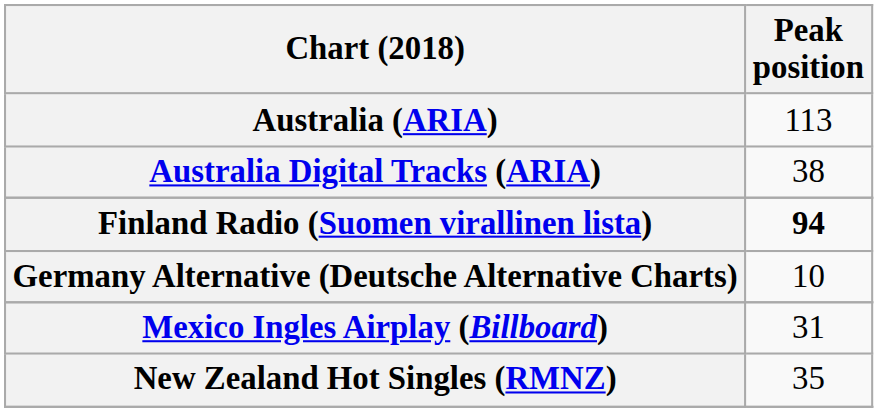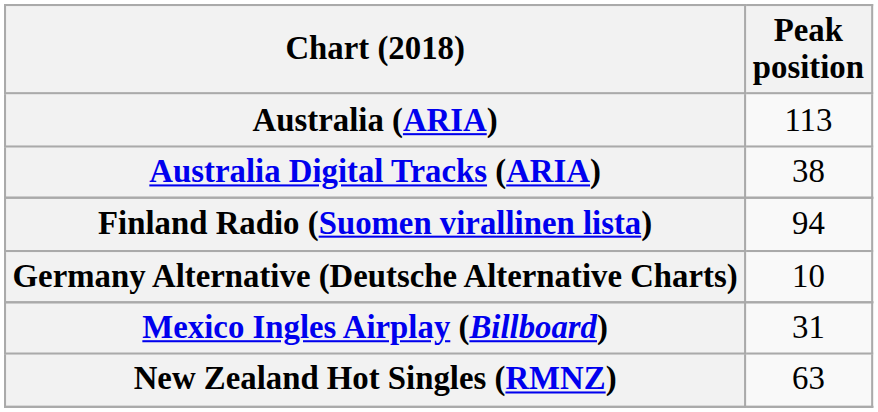(808, 223) bold -> (808, 223) normal
(808, 379) 35 -> (808, 379) 63
